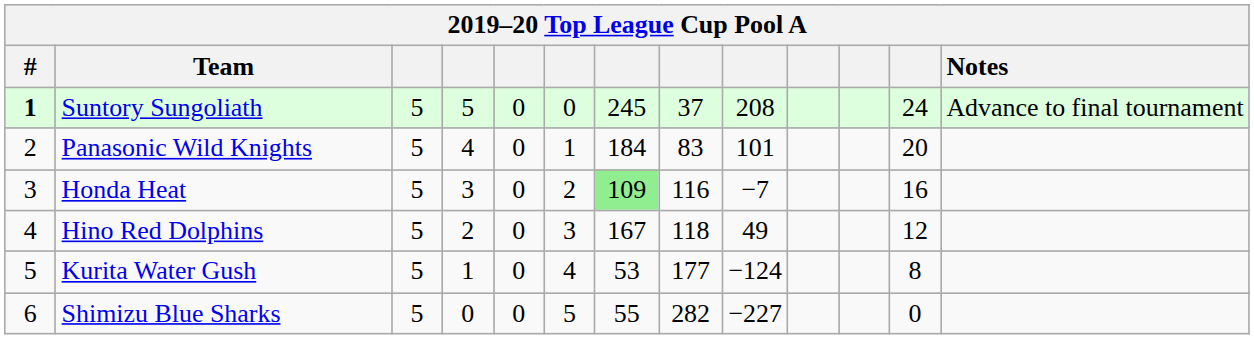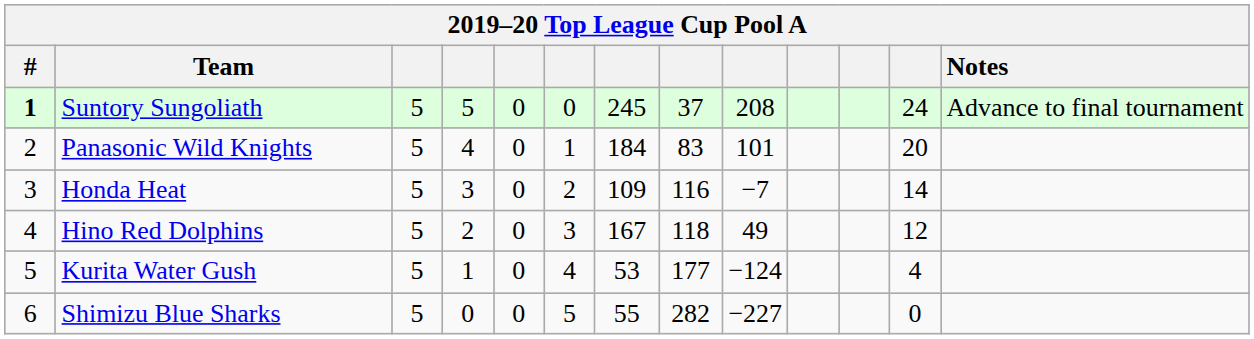(627, 189) lightgreen background -> (627, 189) no background
(915, 189) 16 -> (915, 189) 14
(915, 271) 8 -> (915, 271) 4
